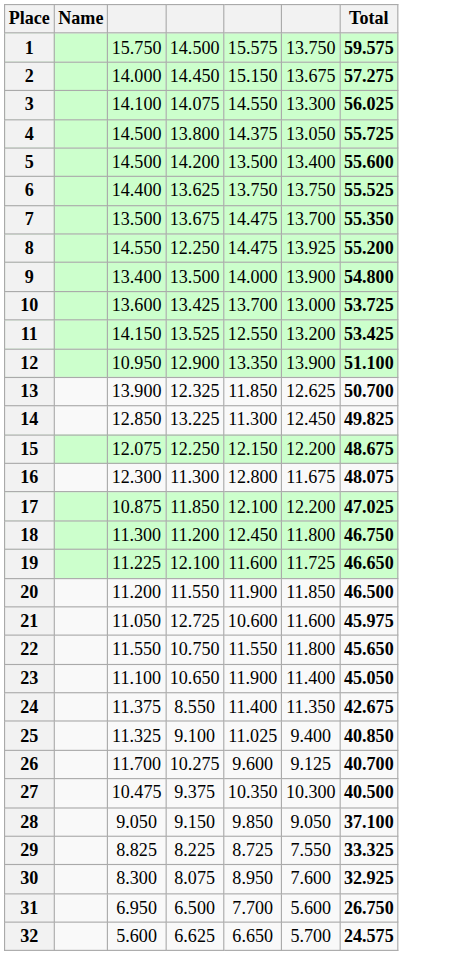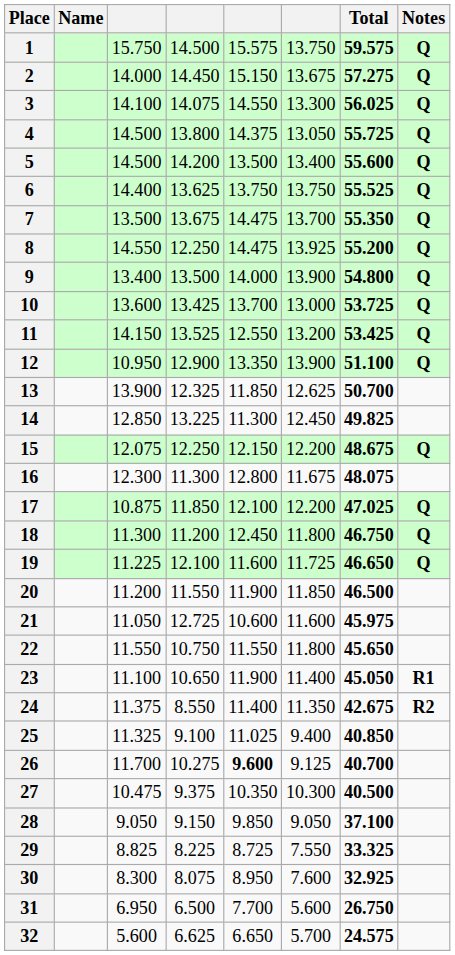+ column: (424, 18)
(253, 764) normal -> (253, 764) bold
